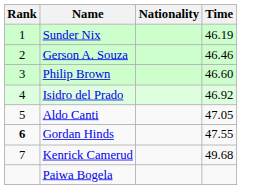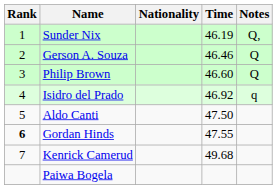+ column: (254, 14)
(219, 114) 47.05 -> (219, 114) 47.50
